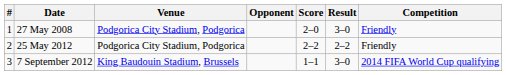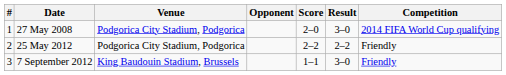(379, 29) Friendly -> (430, 29) 2014 FIFA World Cup qualifying
(430, 62) 2014 FIFA World Cup qualifying -> (379, 62) Friendly
